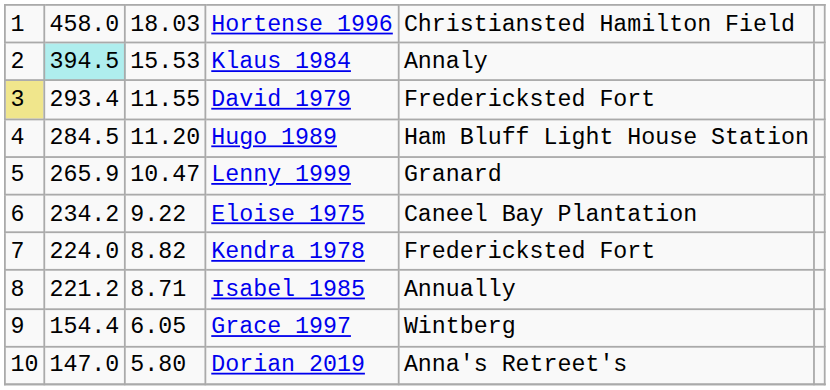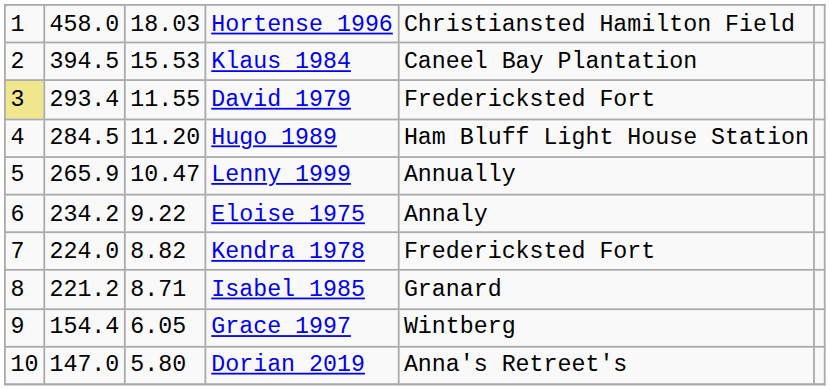(84, 62) paleturquoise background -> (84, 62) no background
(446, 62) Annaly -> (551, 62) Caneel Bay Plantation
(453, 176) Granard -> (460, 176) Annually
(551, 213) Caneel Bay Plantation -> (446, 213) Annaly
(460, 289) Annually -> (453, 289) Granard
